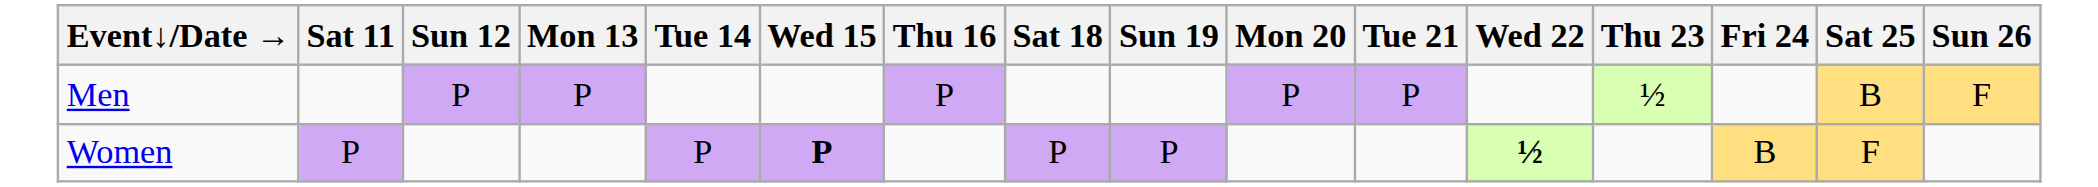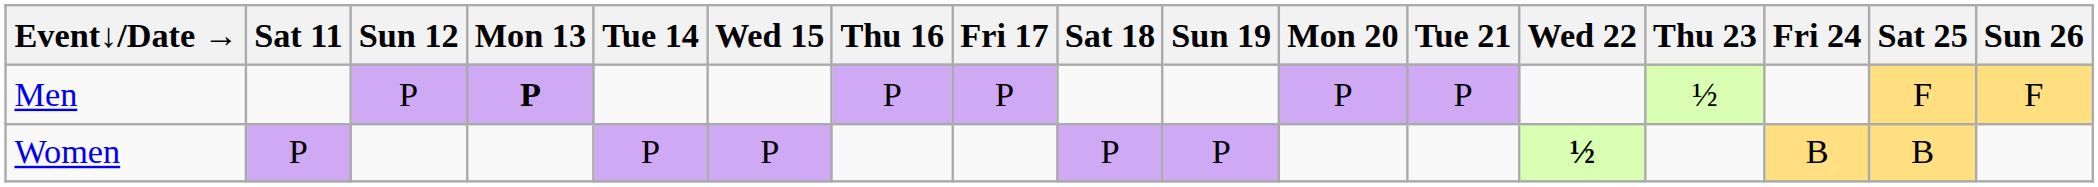+ column: (1005, 35)
(583, 94) normal -> (530, 94) bold
(1870, 94) B -> (1923, 94) F
(822, 152) bold -> (770, 152) normal
(1870, 152) F -> (1923, 152) B
